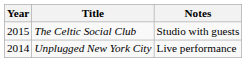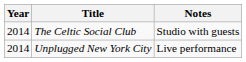(18, 31) 2015 -> (18, 31) 2014
